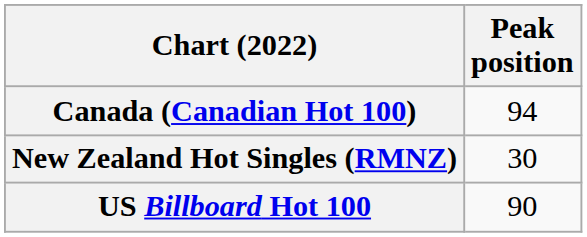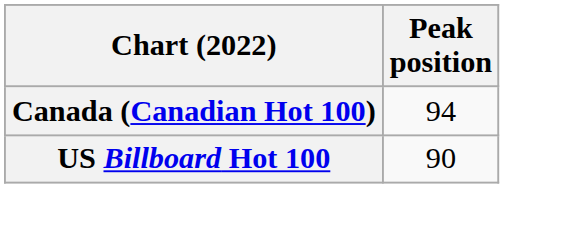- row: (235, 158)
